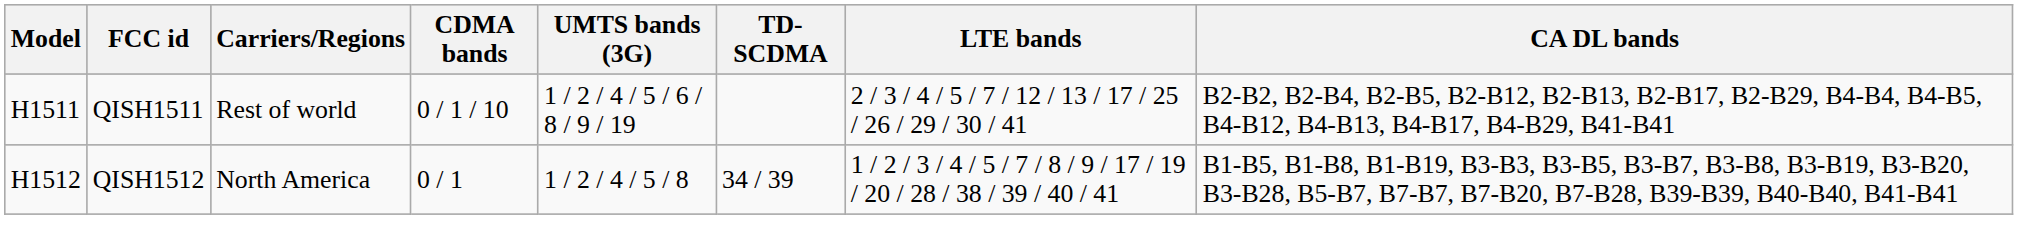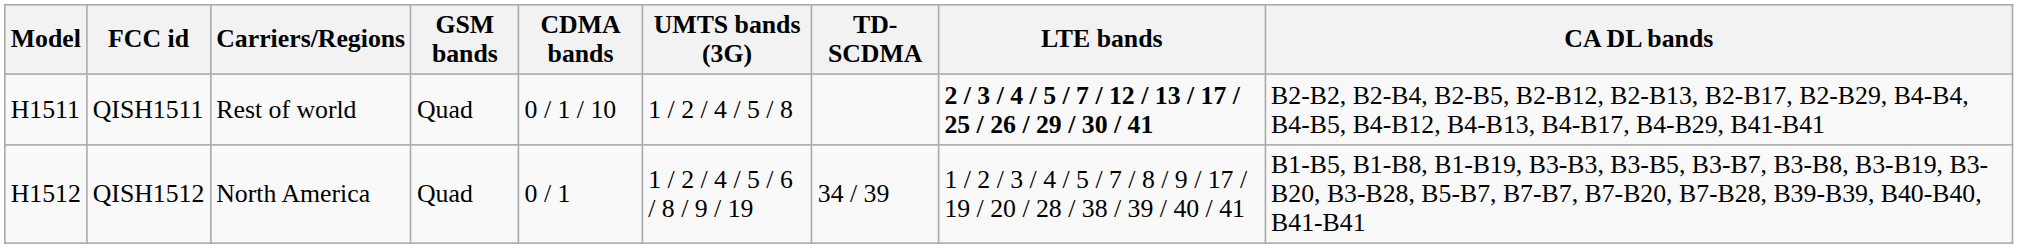+ column: (465, 39)
(623, 109) 1 / 2 / 4 / 5 / 6 / 8 / 9 / 19 -> (721, 109) 1 / 2 / 4 / 5 / 8
(1015, 109) normal -> (1092, 109) bold
(616, 179) 1 / 2 / 4 / 5 / 8 -> (721, 193) 1 / 2 / 4 / 5 / 6 / 8 / 9 / 19
